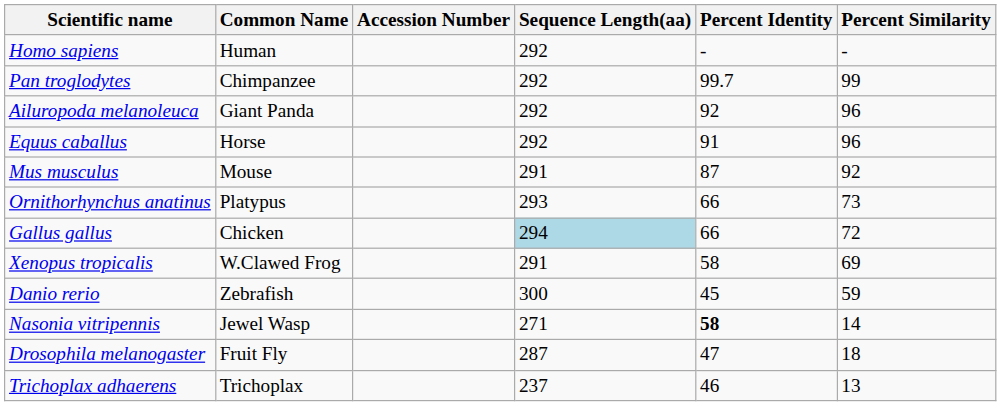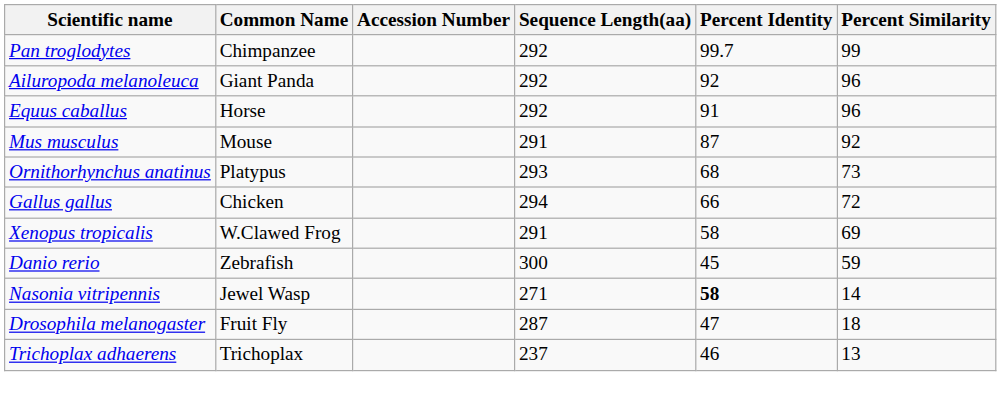- row: (64, 50)
(710, 202) 66 -> (710, 171) 68
(533, 232) lightblue background -> (533, 202) no background
